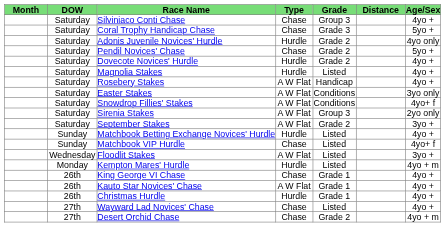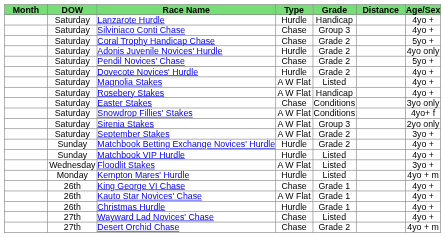+ row: (131, 20)
(334, 30) Grade 3 -> (334, 41) Grade 2
(294, 72) Hurdle -> (294, 82) A W Flat
(294, 92) A W Flat -> (294, 103) Chase
(334, 134) Listed -> (334, 144) Grade 2
(294, 144) Chase -> (294, 155) Hurdle
(423, 144) 4yo+ f -> (423, 155) 4yo +
